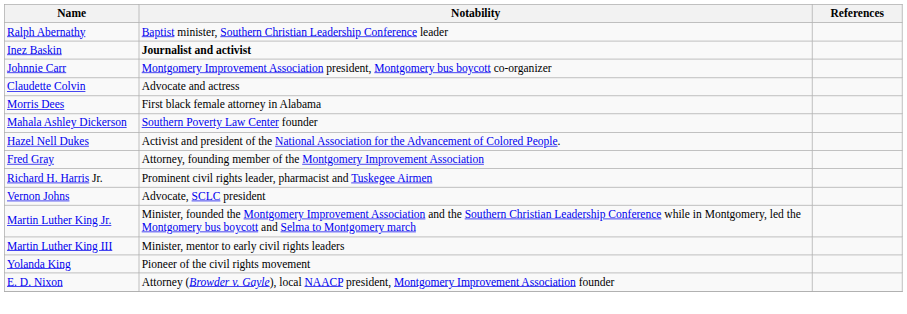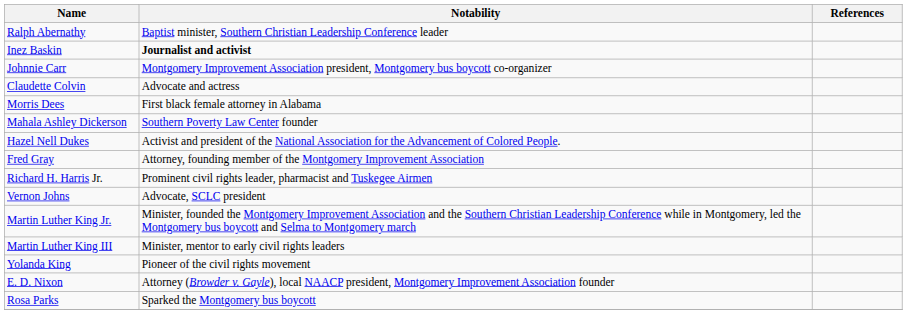+ row: (33, 300)
